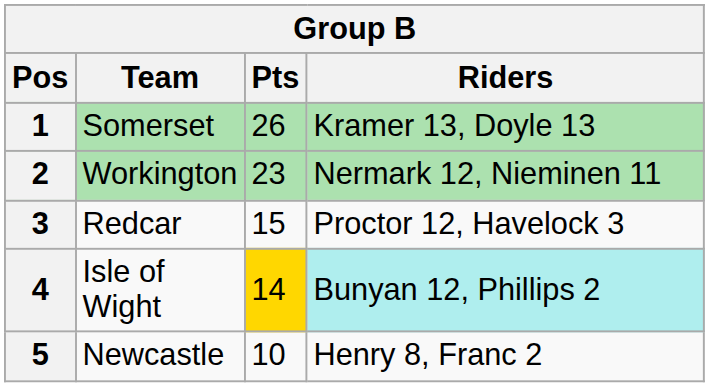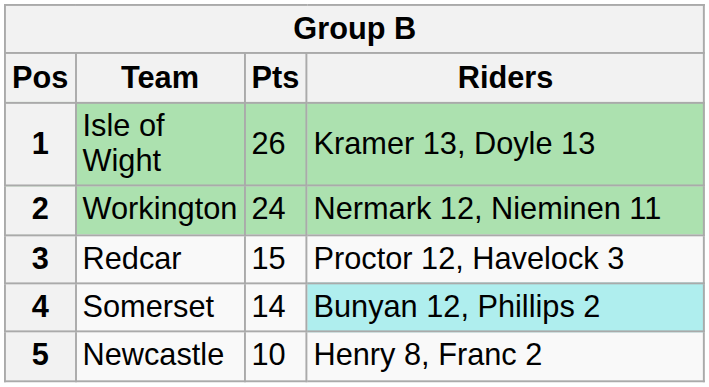(148, 126) Somerset -> (124, 143) Isle of Wight
(269, 175) 23 -> (269, 209) 24
(124, 289) Isle of Wight -> (148, 307) Somerset
(269, 289) gold background -> (269, 307) no background
